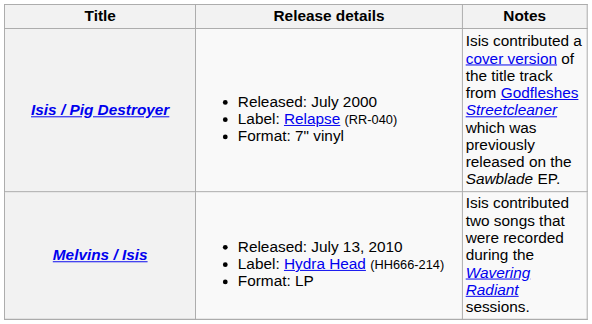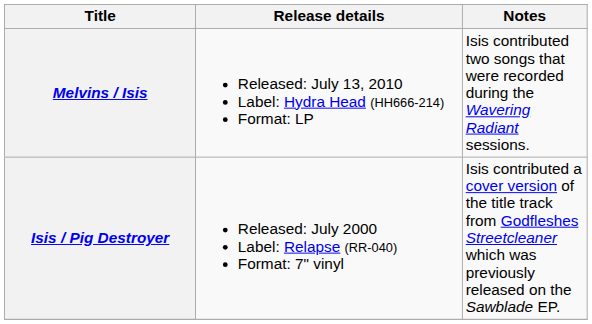rows swapped: (100, 110) <-> (100, 255)
